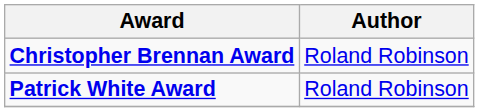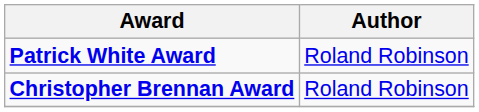rows swapped: (152, 55) <-> (113, 89)
